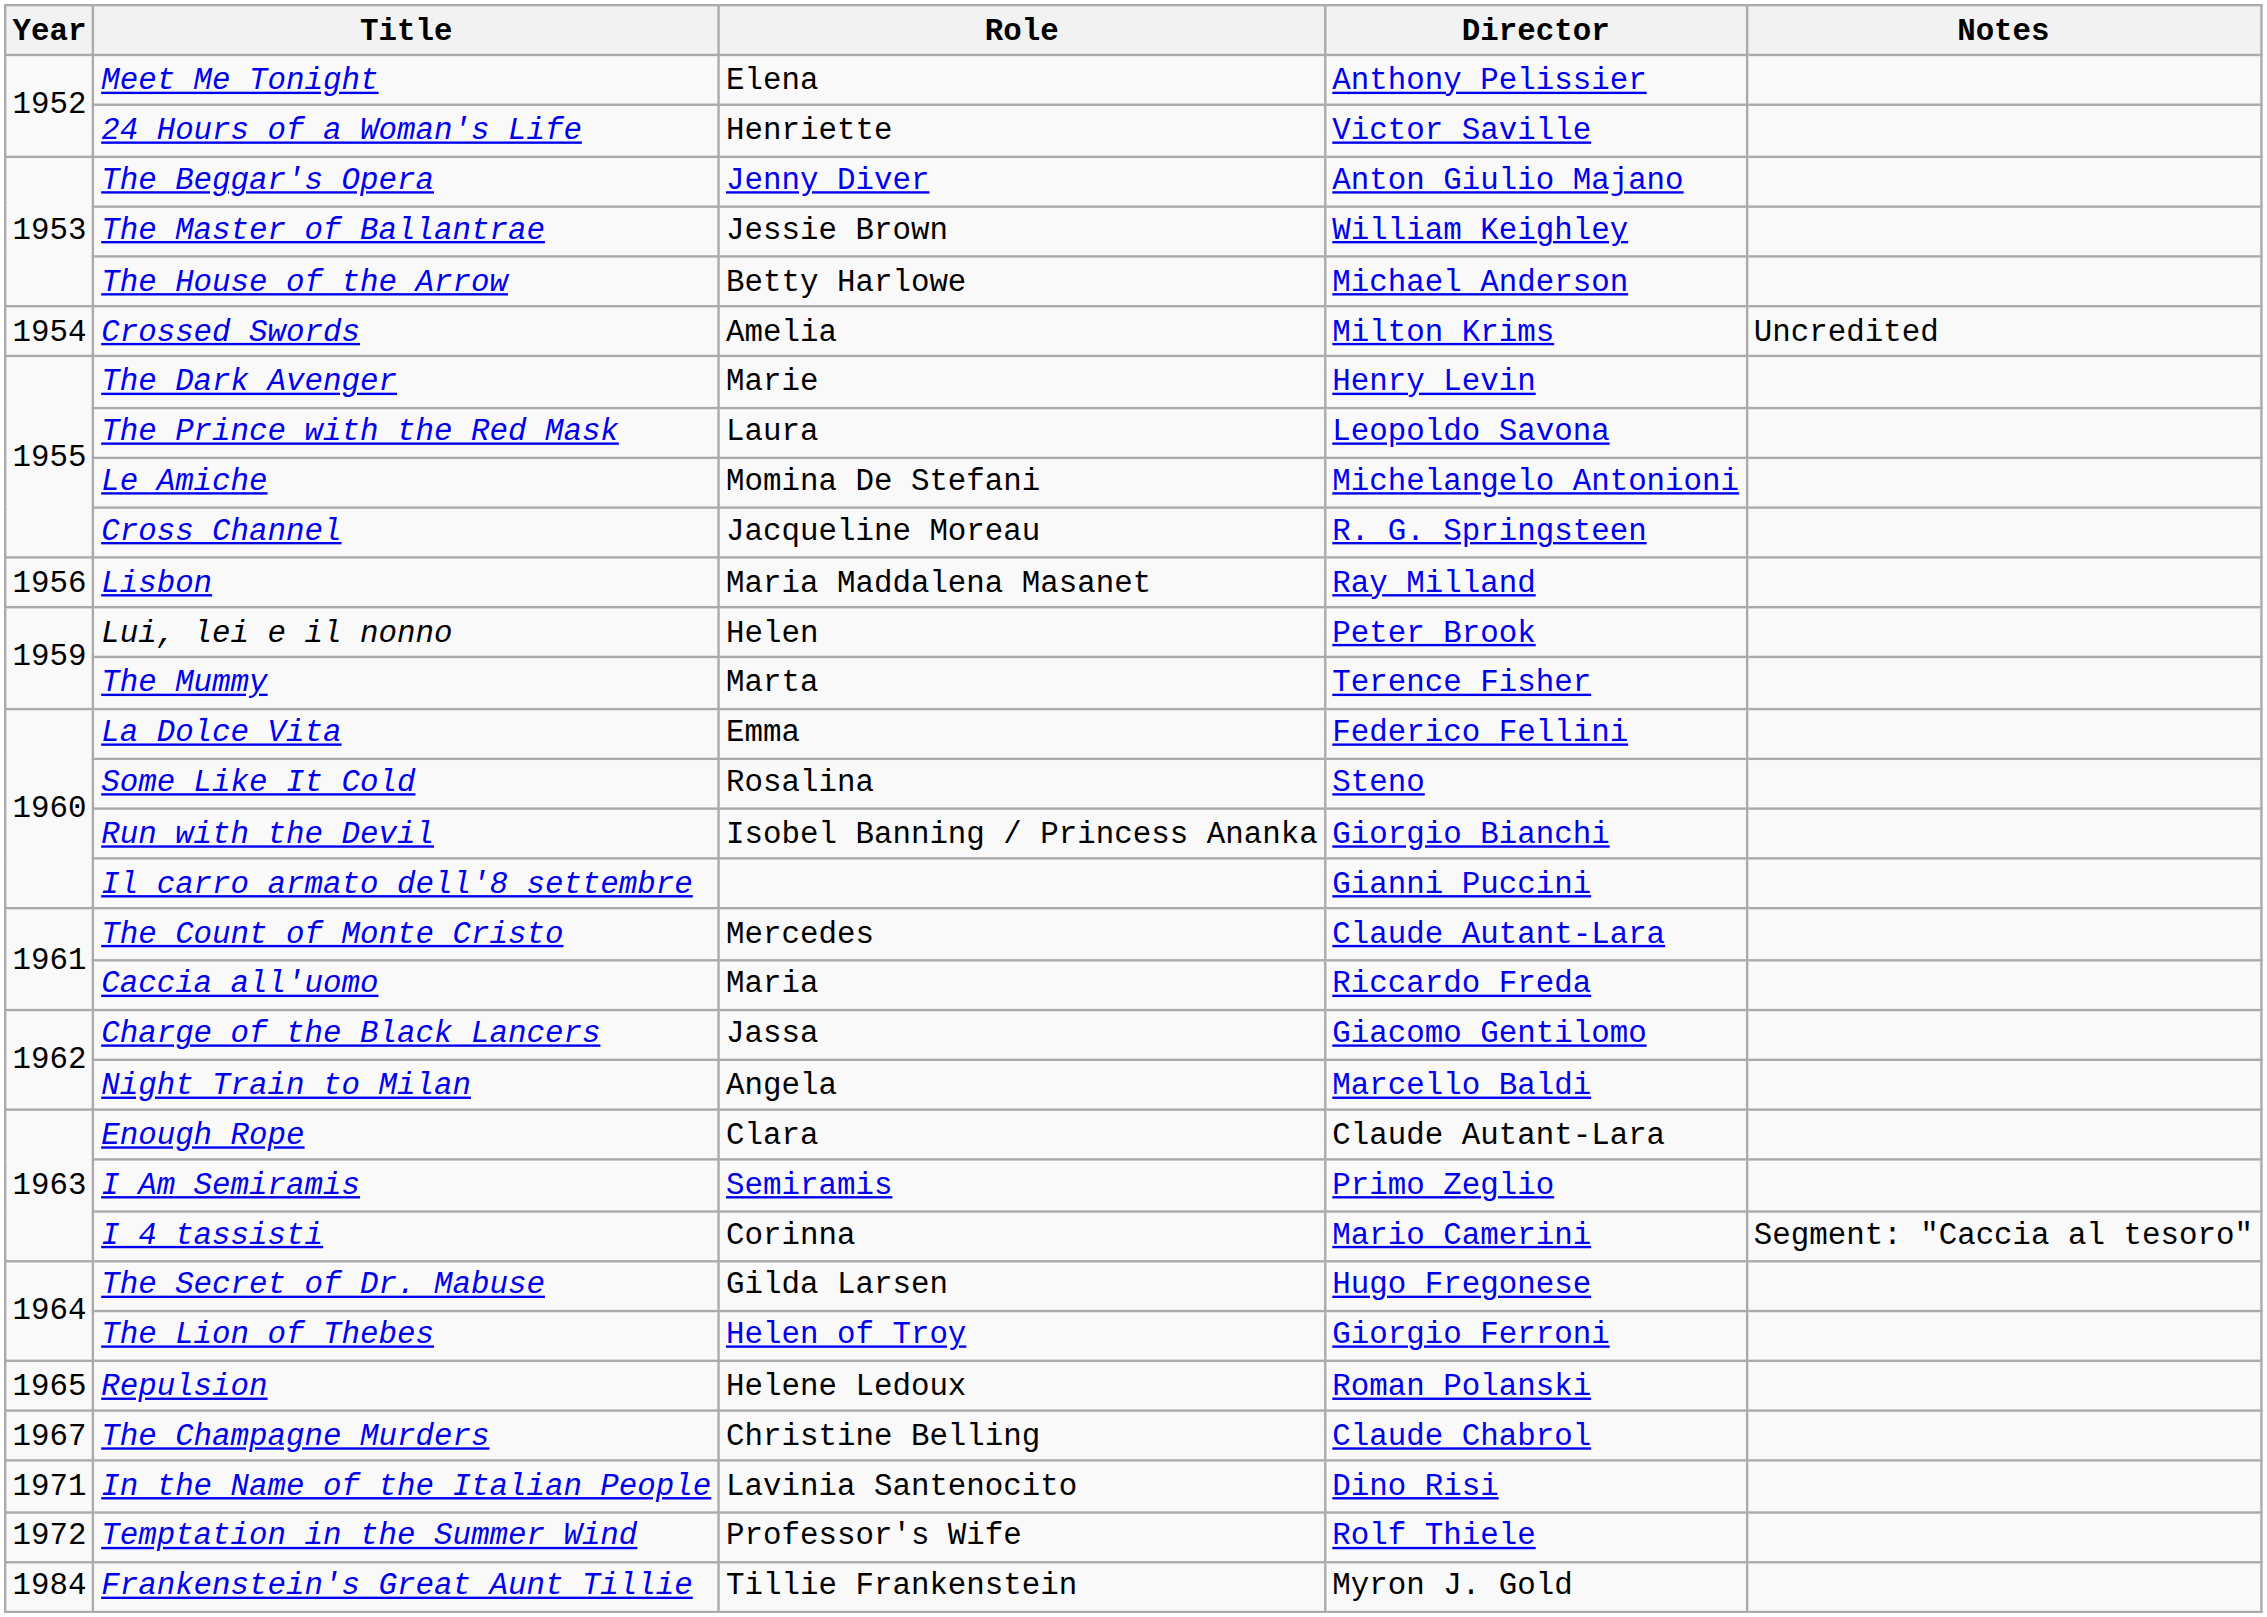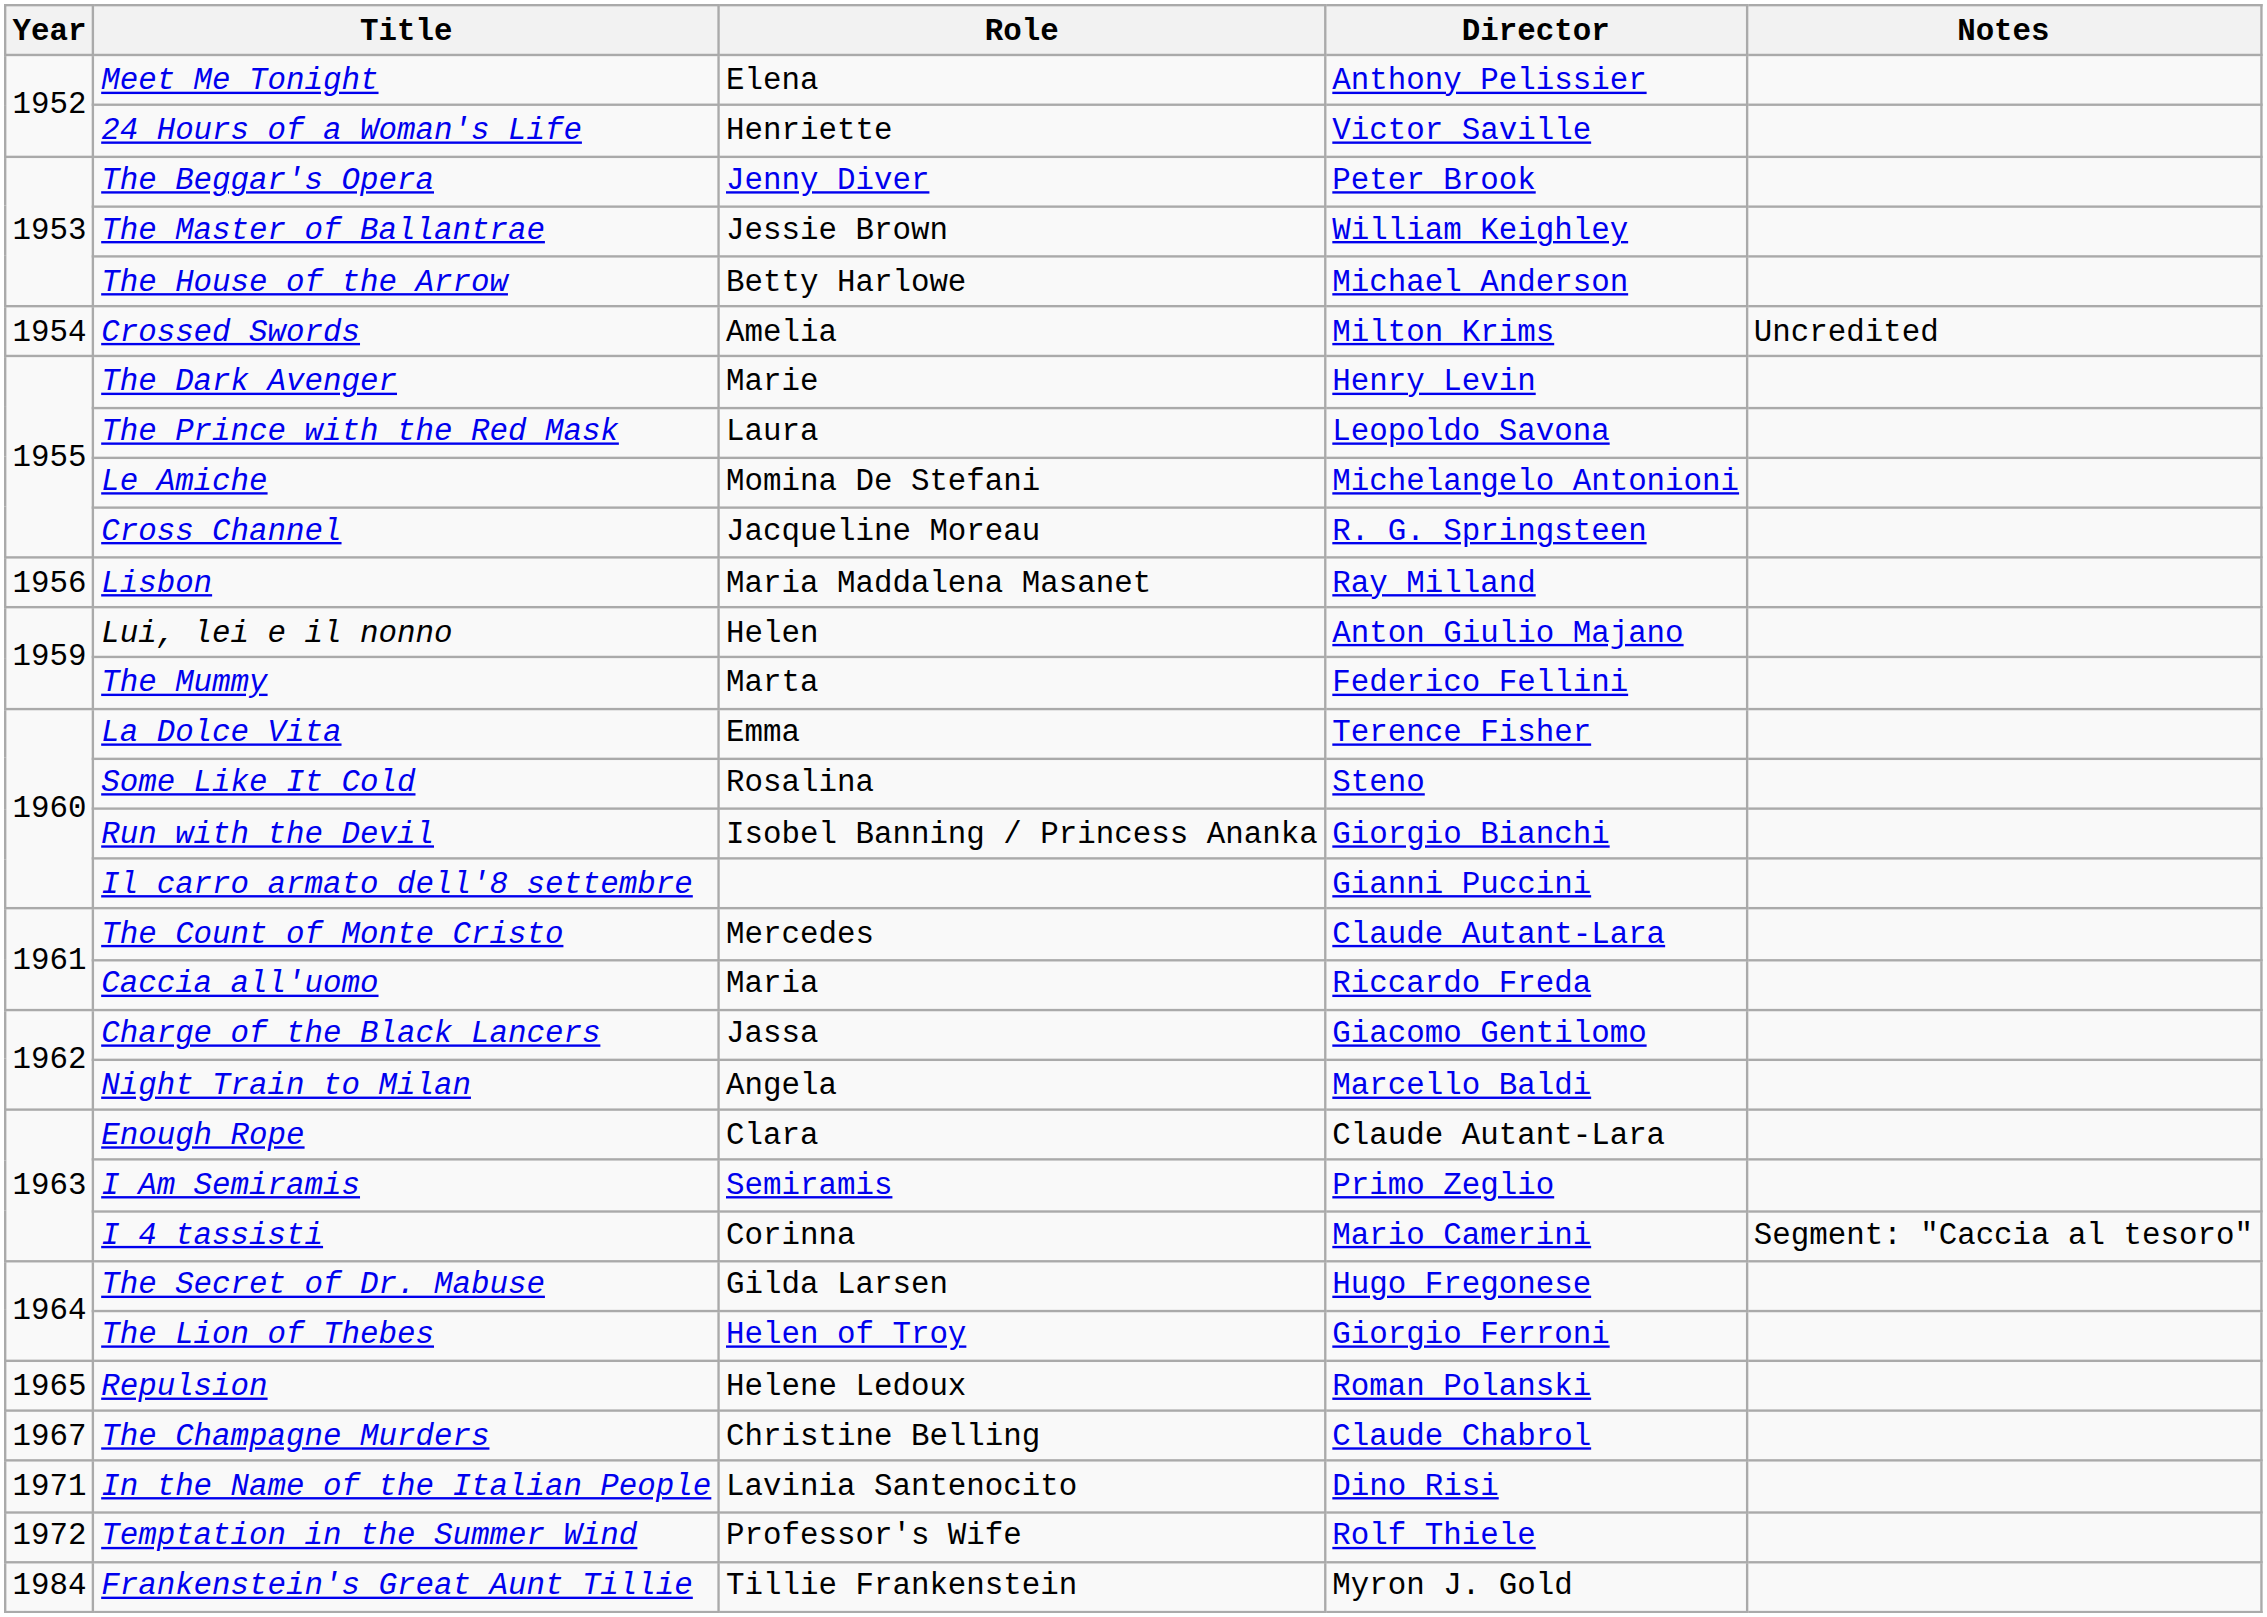(1508, 181) Anton Giulio Majano -> (1434, 181) Peter Brook
(1434, 633) Peter Brook -> (1508, 633) Anton Giulio Majano
(1462, 683) Terence Fisher -> (1480, 683) Federico Fellini
(1480, 733) Federico Fellini -> (1462, 733) Terence Fisher
